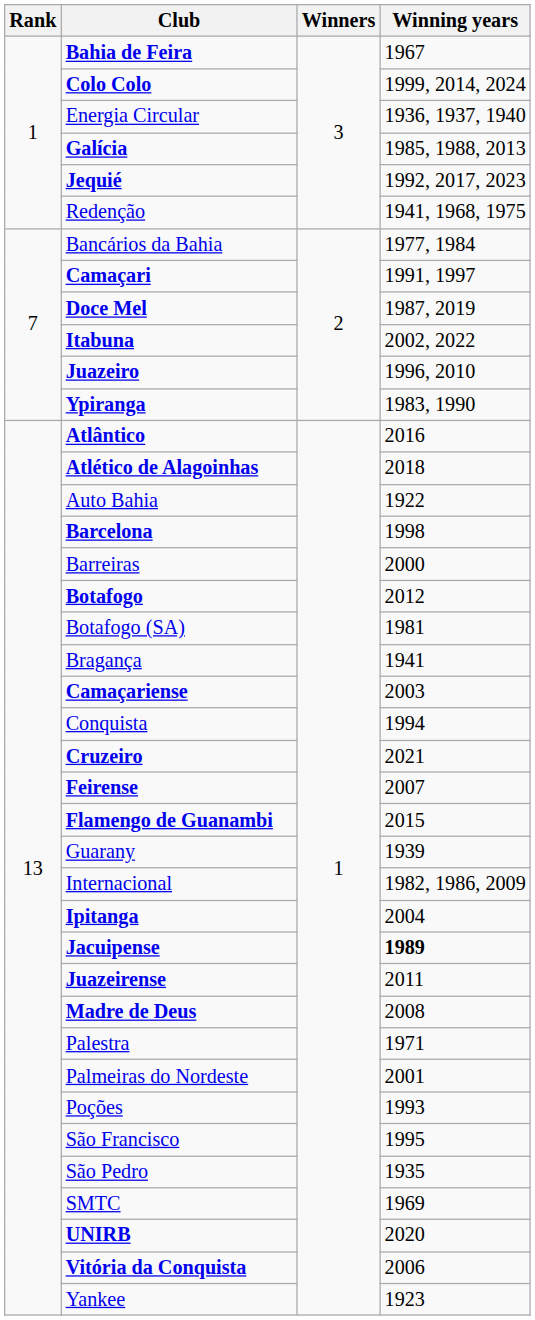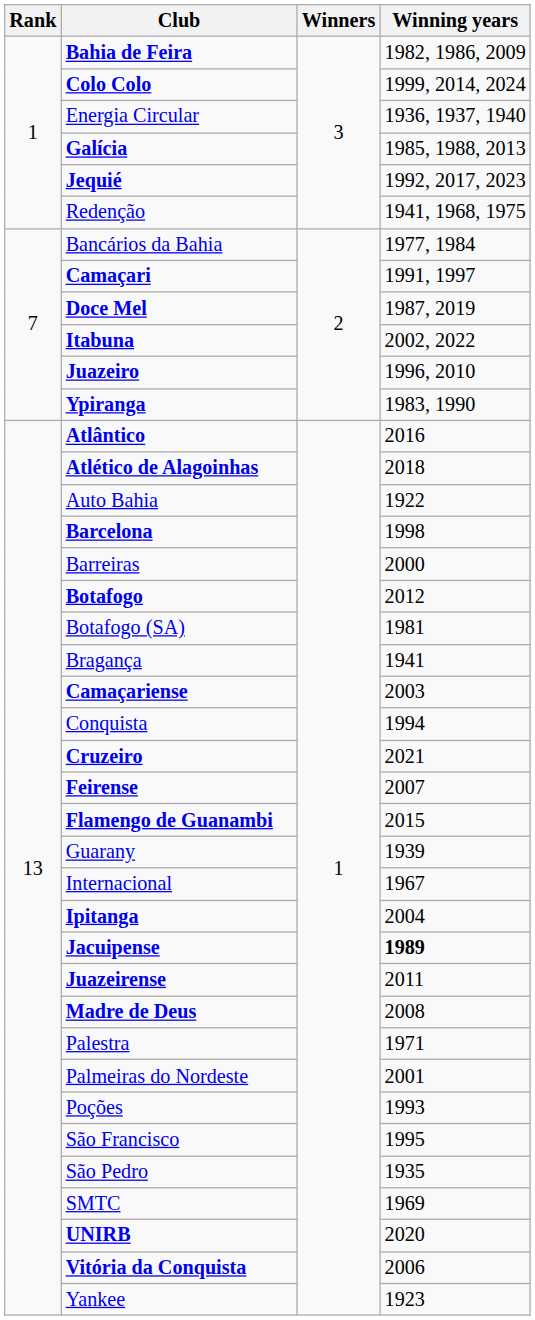(405, 52) 1967 -> (455, 52) 1982, 1986, 2009
(455, 883) 1982, 1986, 2009 -> (405, 883) 1967
